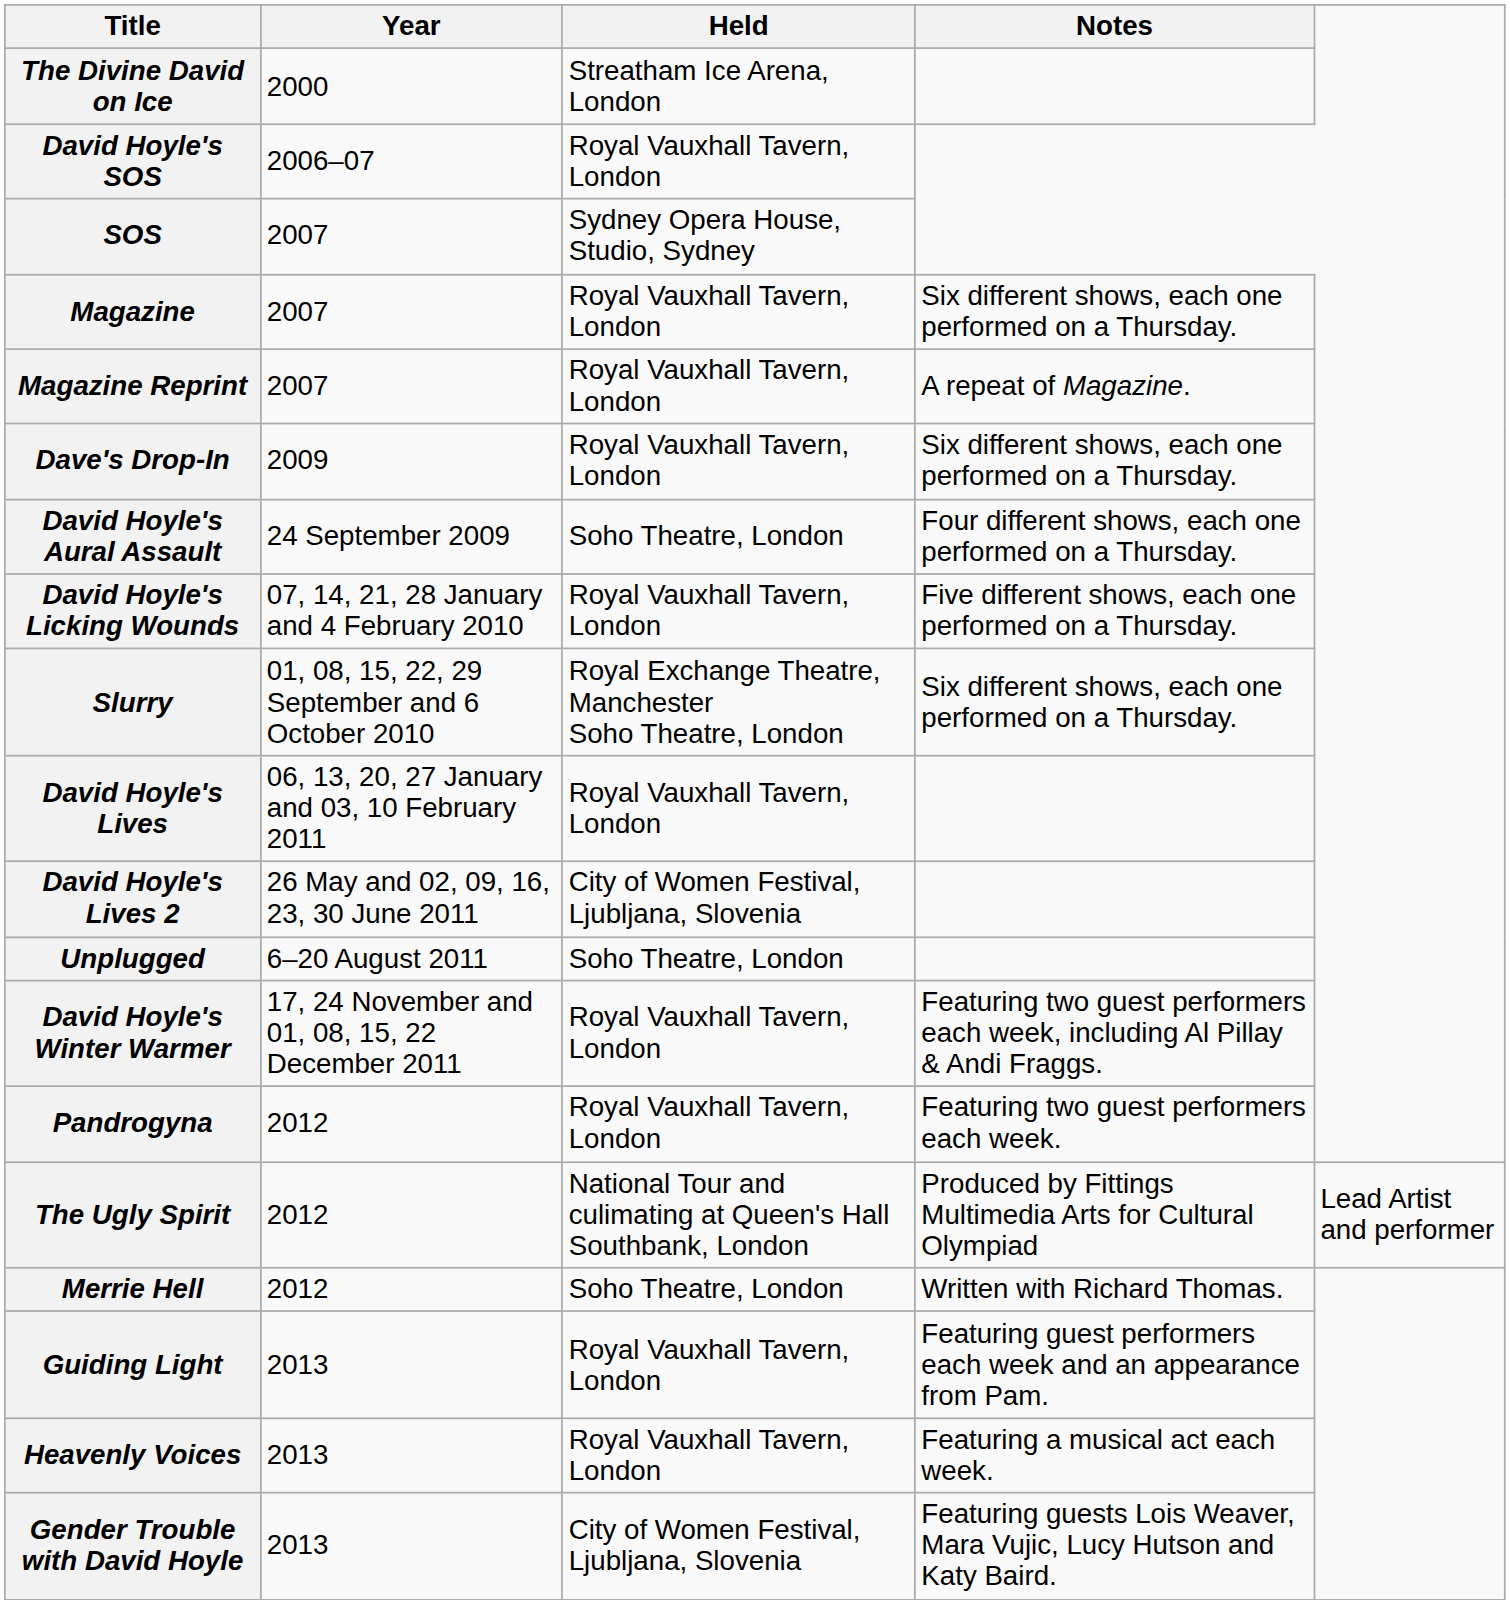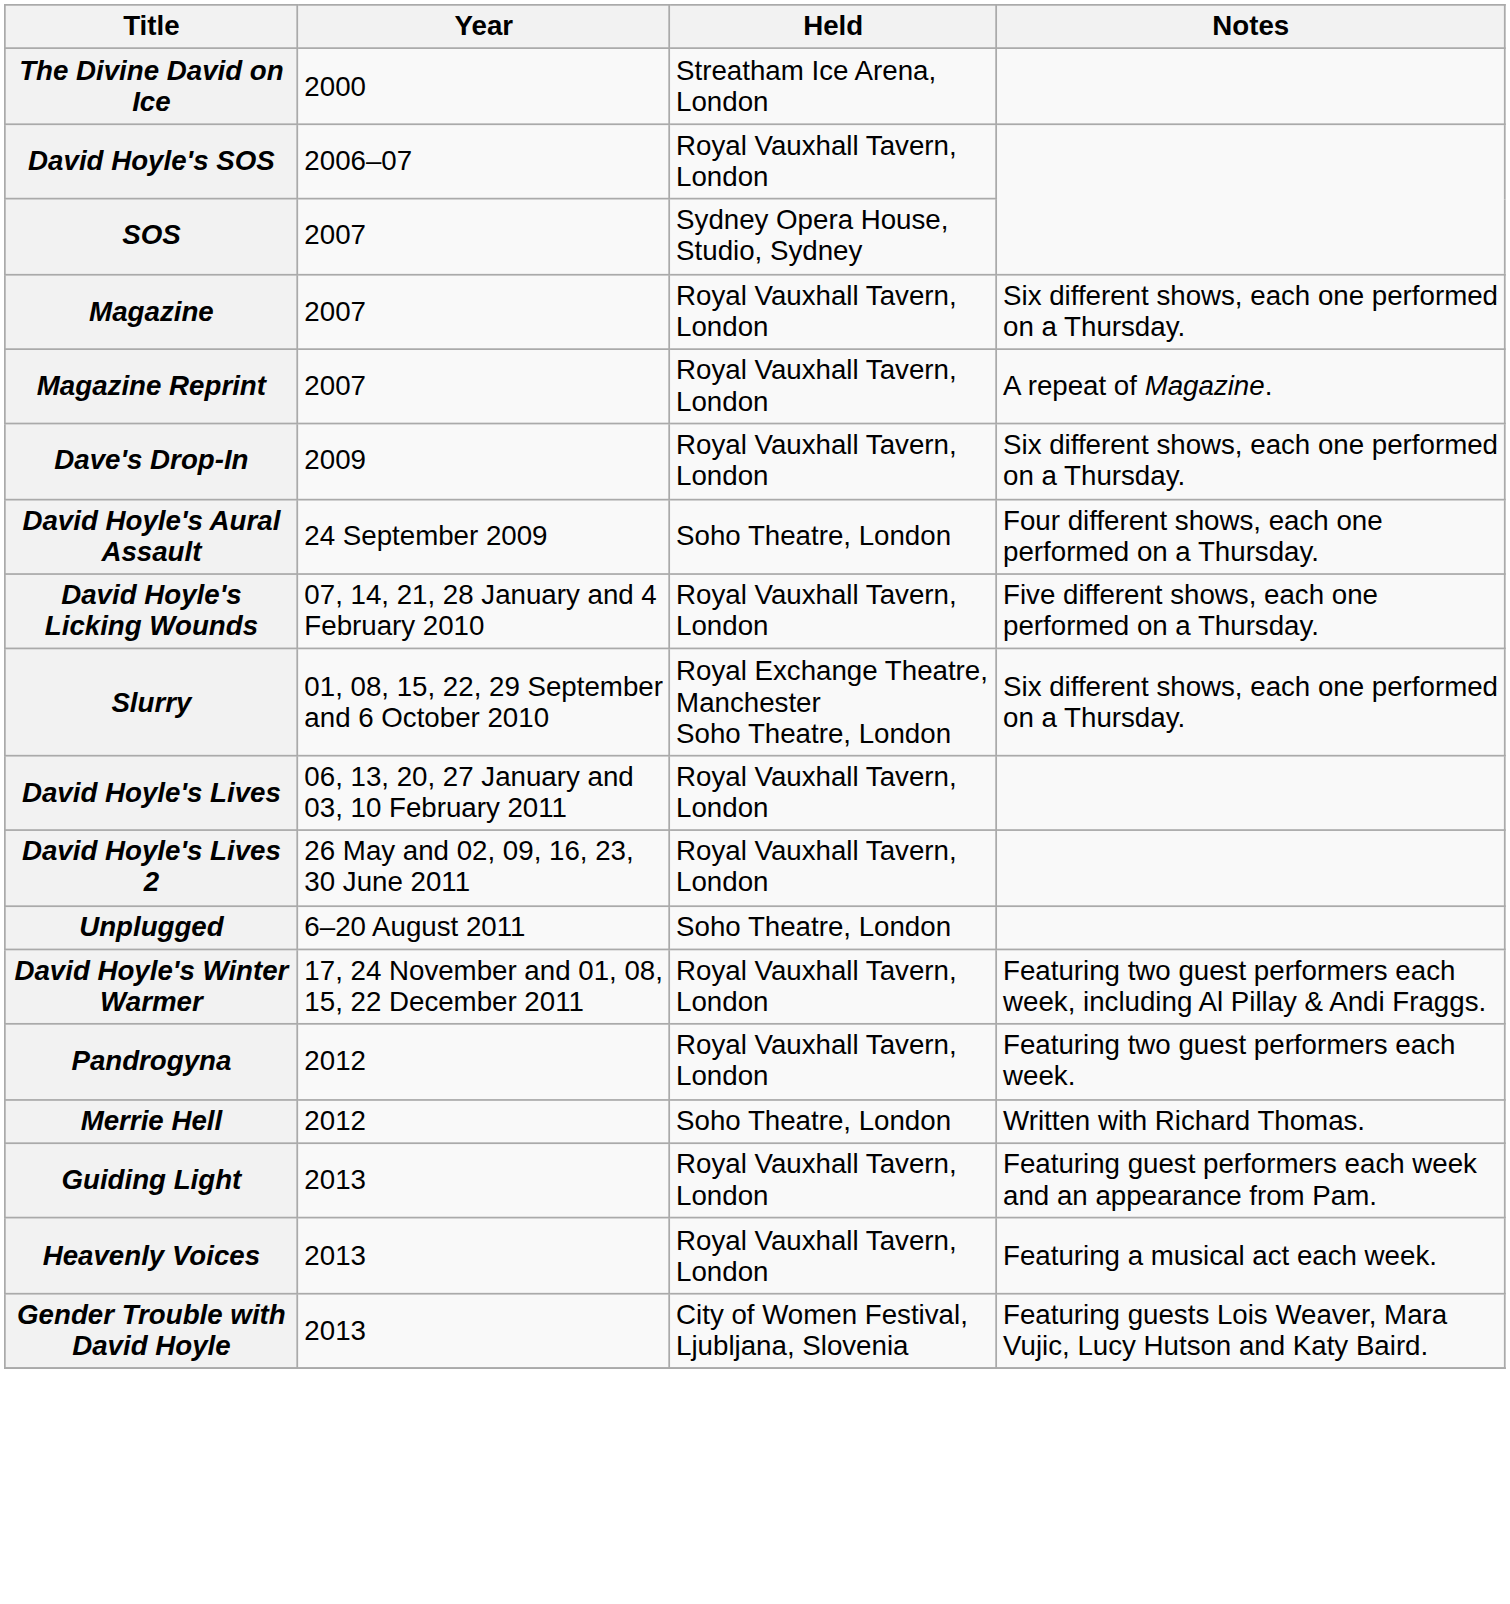(715, 898) City of Women Festival, Ljubljana, Slovenia -> (816, 867) Royal Vauxhall Tavern, London
- row: (133, 1214)
